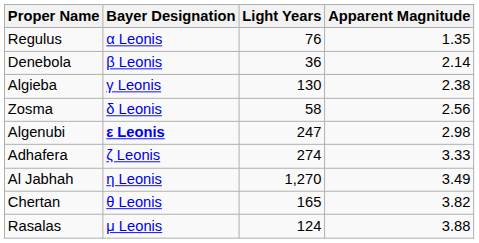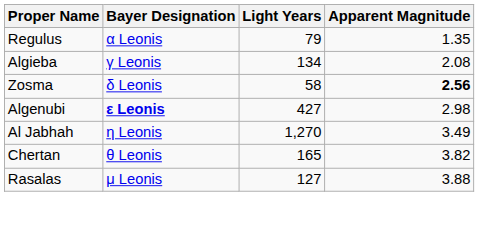(313, 39) 76 -> (313, 39) 79
- row: (39, 62)
(309, 86) 130 -> (309, 62) 134
(456, 86) 2.38 -> (456, 62) 2.08
(456, 109) normal -> (456, 86) bold
(309, 132) 247 -> (309, 109) 427
- row: (38, 156)
(309, 226) 124 -> (309, 179) 127
